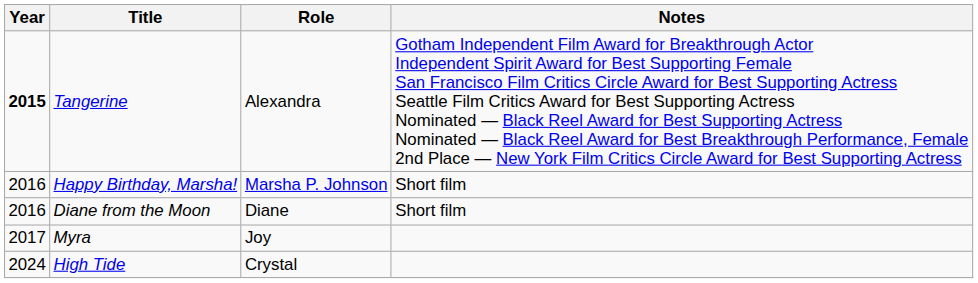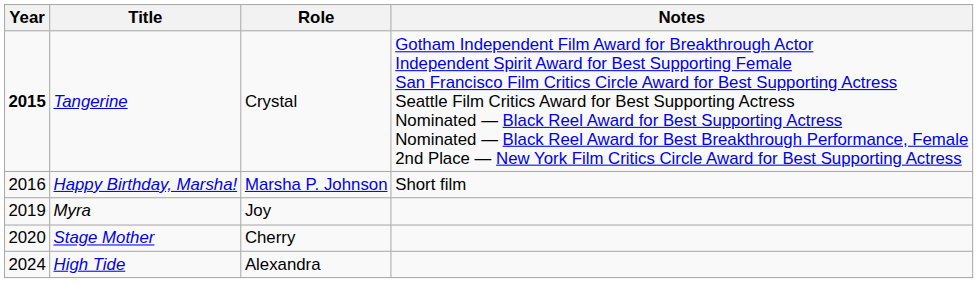(283, 101) Alexandra -> (271, 101) Crystal
- row: (132, 211)
(27, 237) 2017 -> (27, 211) 2019
+ row: (104, 237)
(271, 264) Crystal -> (283, 264) Alexandra
